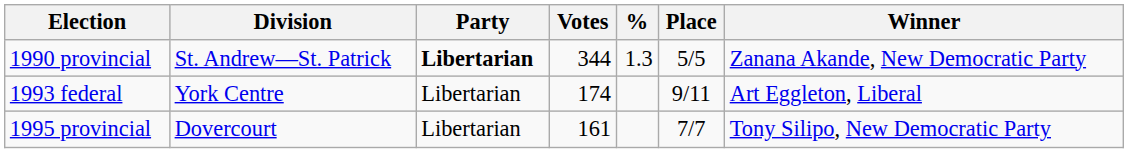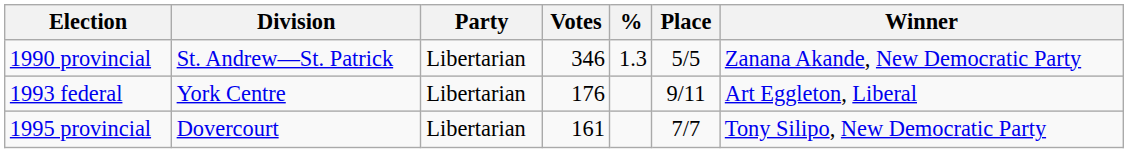(477, 57) bold -> (476, 57) normal
(594, 57) 344 -> (588, 57) 346
(594, 93) 174 -> (588, 93) 176
